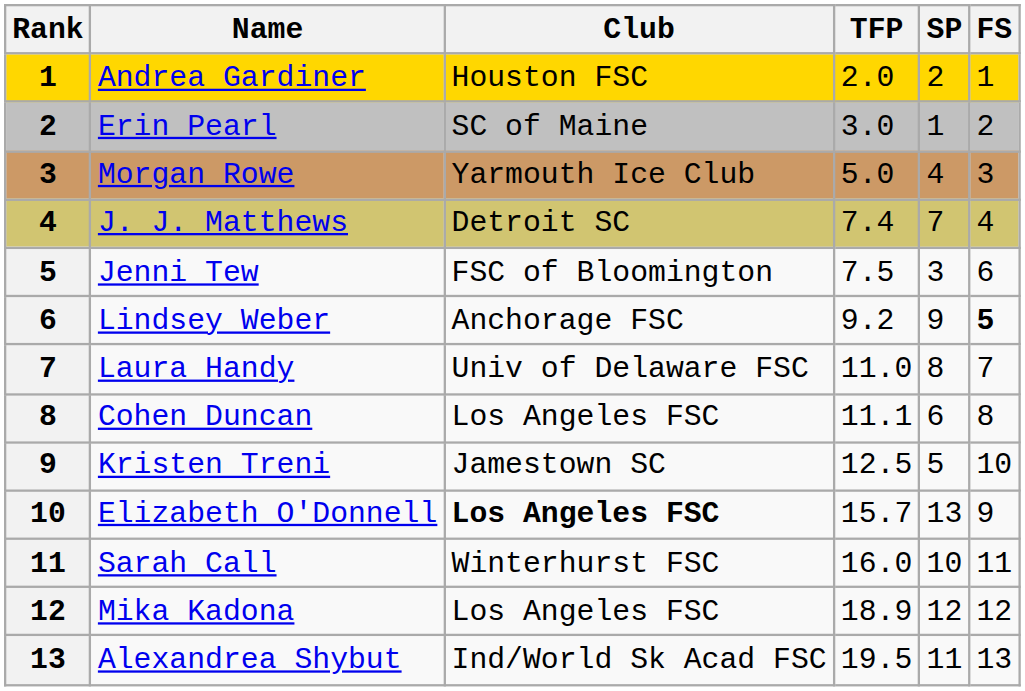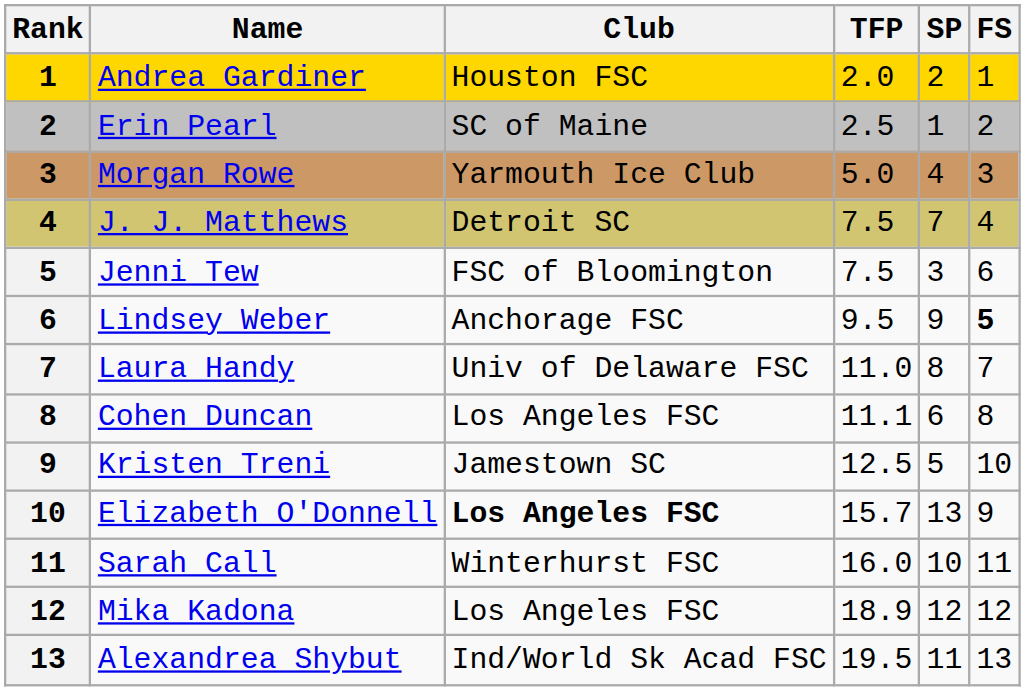(868, 126) 3.0 -> (868, 126) 2.5
(868, 223) 7.4 -> (868, 223) 7.5
(868, 321) 9.2 -> (868, 321) 9.5
